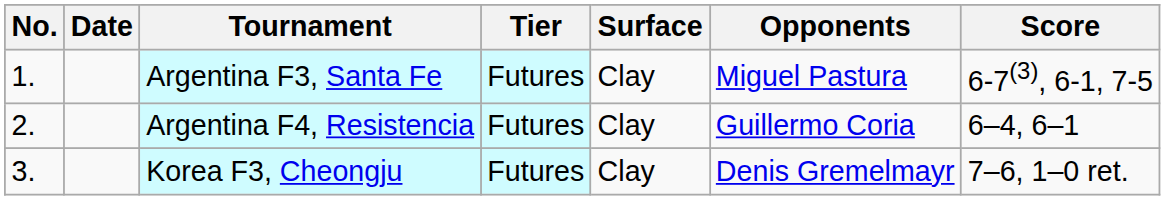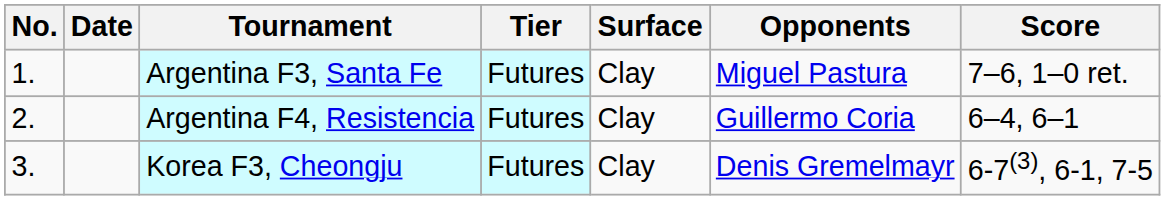(1060, 76) 6-7(3), 6-1, 7-5 -> (1048, 72) 7–6, 1–0 ret.
(1048, 171) 7–6, 1–0 ret. -> (1060, 167) 6-7(3), 6-1, 7-5
